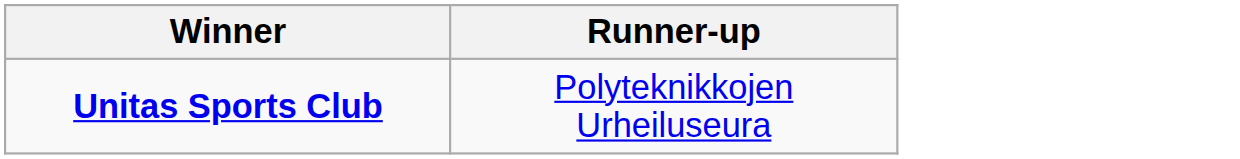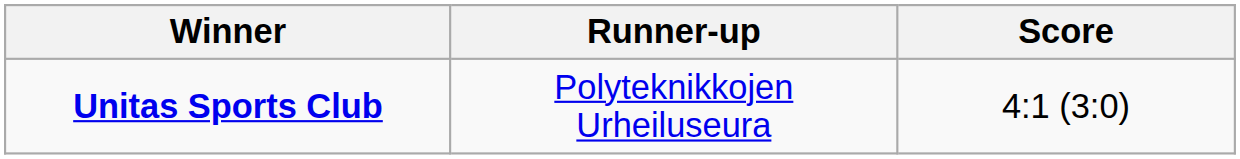+ column: (1066, 31)
